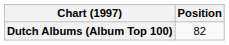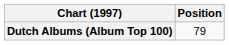(200, 31) 82 -> (200, 31) 79
